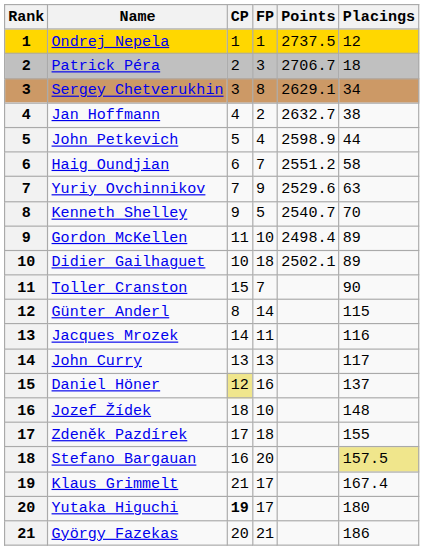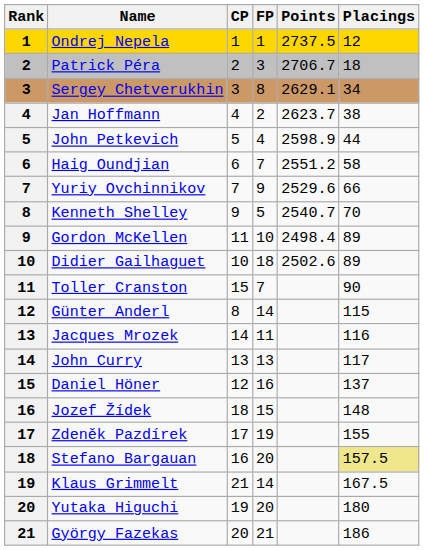(308, 115) 2632.7 -> (308, 115) 2623.7
(352, 189) 63 -> (352, 189) 66
(308, 263) 2502.1 -> (308, 263) 2502.6
(240, 386) khaki background -> (240, 386) no background
(265, 410) 10 -> (265, 410) 15
(265, 435) 18 -> (265, 435) 19
(265, 484) 17 -> (265, 484) 14
(365, 484) 167.4 -> (365, 484) 167.5
(240, 508) bold -> (240, 508) normal
(265, 508) 17 -> (265, 508) 20
